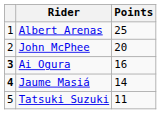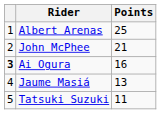(121, 48) 20 -> (121, 48) 21
(10, 83) bold -> (10, 83) normal
(121, 83) 14 -> (121, 83) 13
